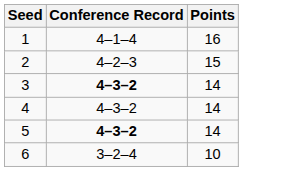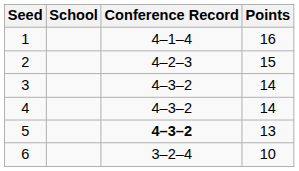+ column: (74, 16)
(116, 85) bold -> (172, 85) normal
(213, 131) 14 -> (268, 131) 13
